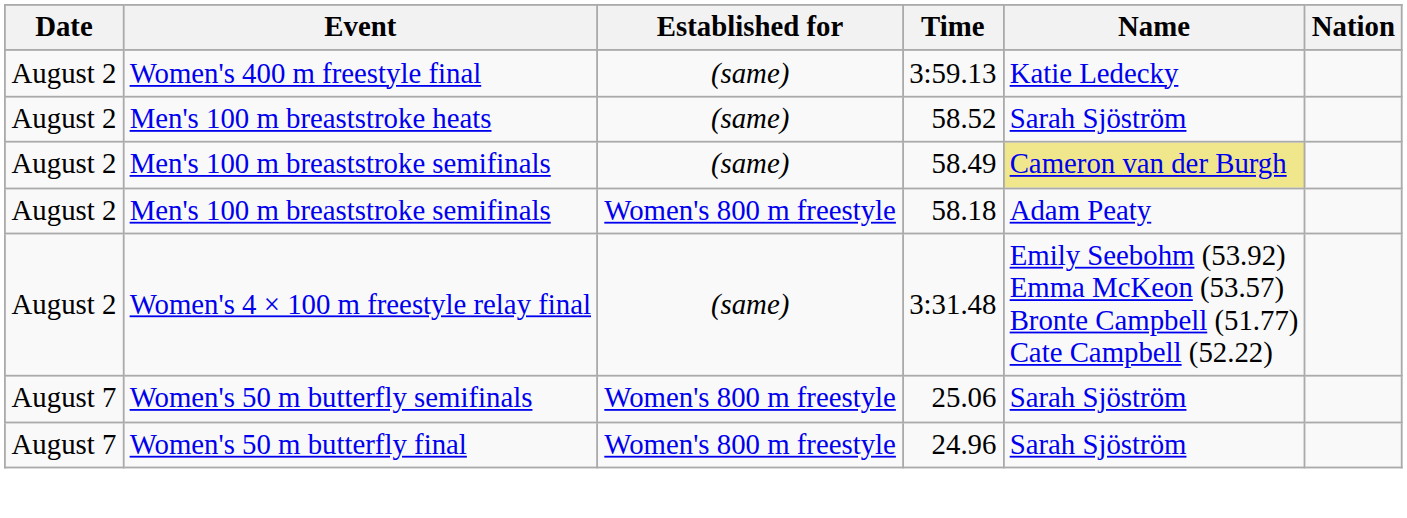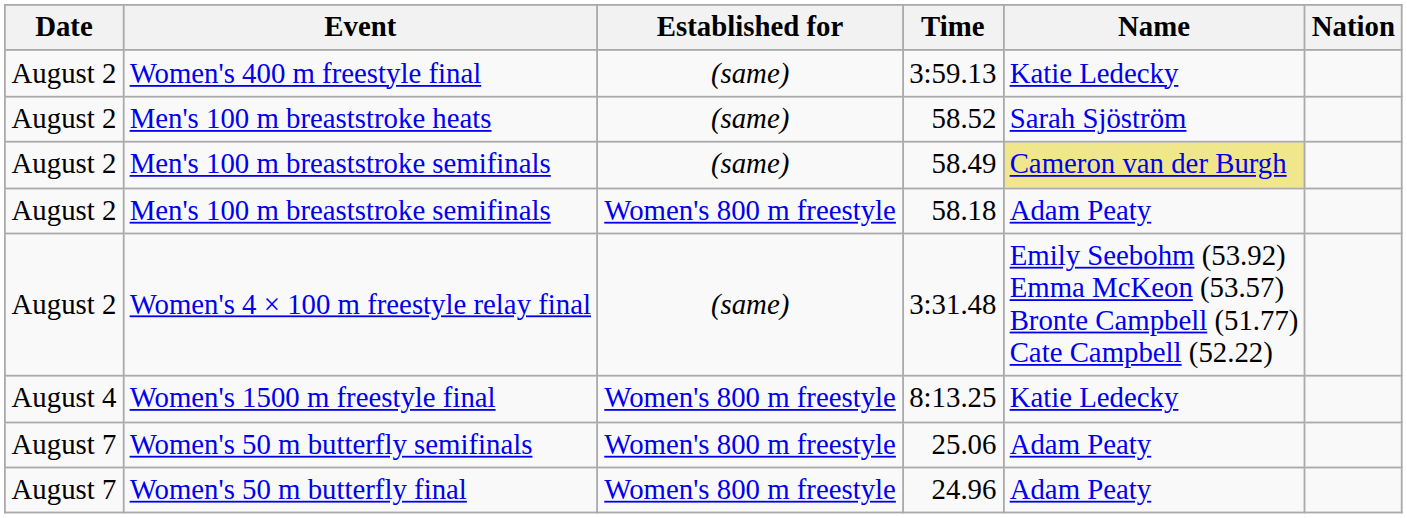+ row: (953, 398)
(1098, 398) Sarah Sjöström -> (1080, 444) Adam Peaty
(1098, 444) Sarah Sjöström -> (1080, 489) Adam Peaty
